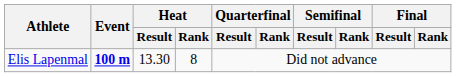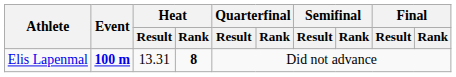(154, 60) 13.30 -> (154, 60) 13.31
(194, 60) normal -> (194, 60) bold
